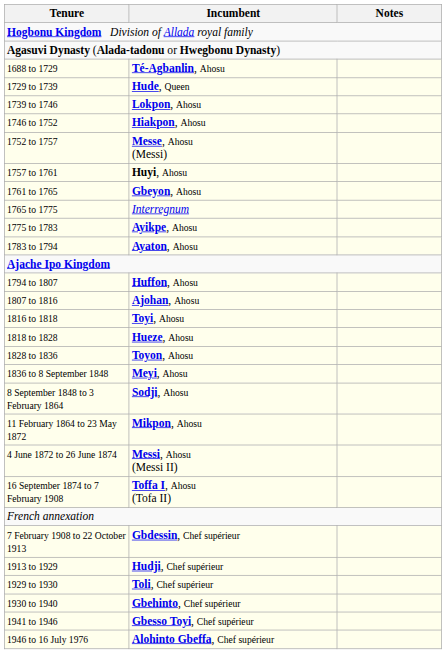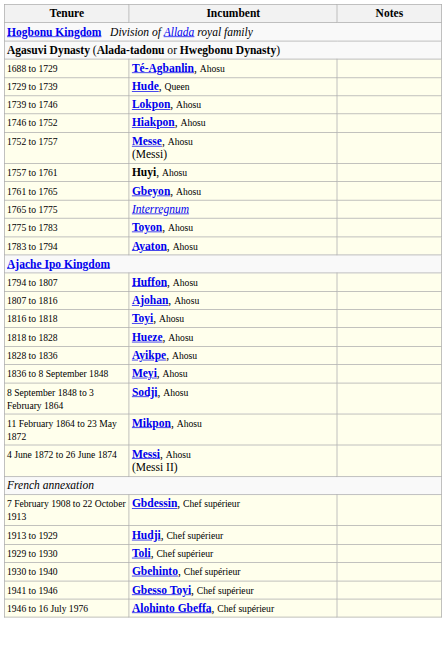(164, 227) Ayikpe, Ahosu -> (162, 227) Toyon, Ahosu
(162, 355) Toyon, Ahosu -> (164, 355) Ayikpe, Ahosu
- row: (53, 492)
